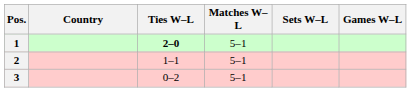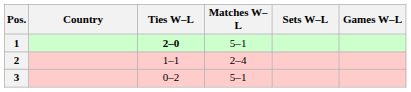(238, 60) 5–1 -> (238, 60) 2–4
